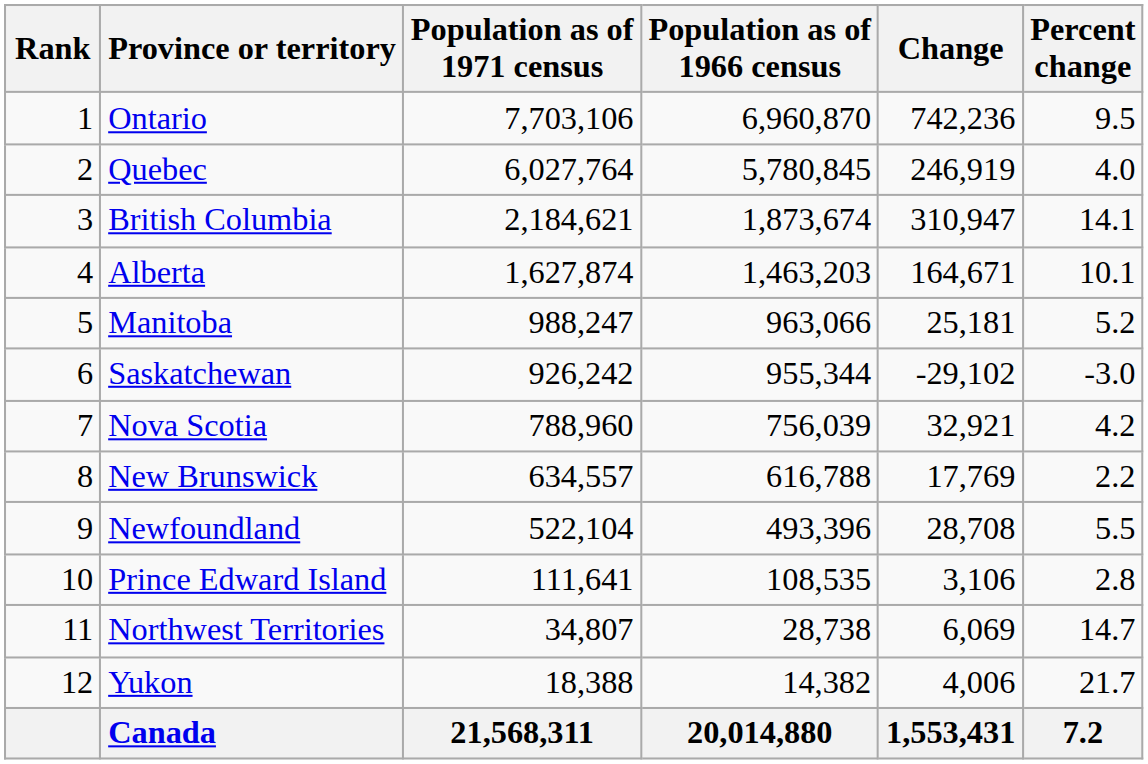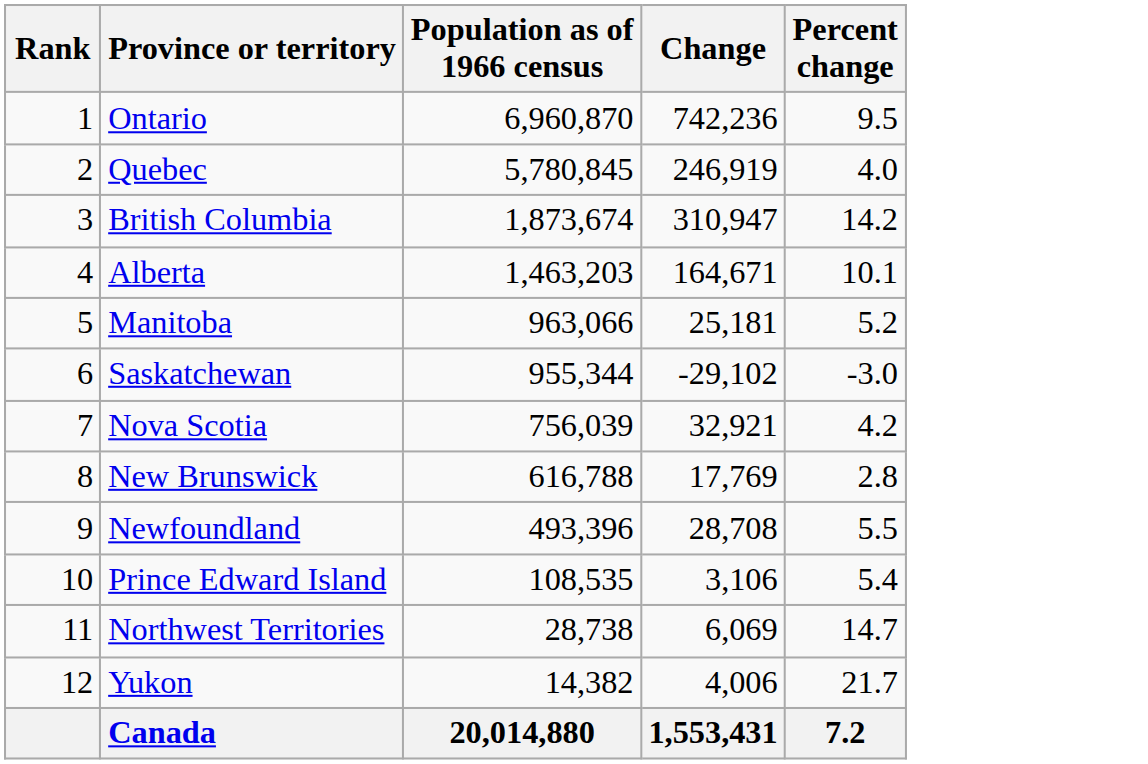- column: (522, 48)
(1107, 220) 14.1 -> (870, 220) 14.2
(1115, 476) 2.2 -> (878, 476) 2.8
(1115, 579) 2.8 -> (878, 579) 5.4
